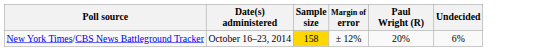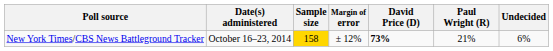+ column: (401, 17)
(401, 38) 20% -> (467, 38) 21%
